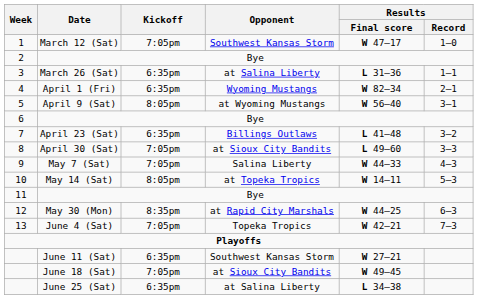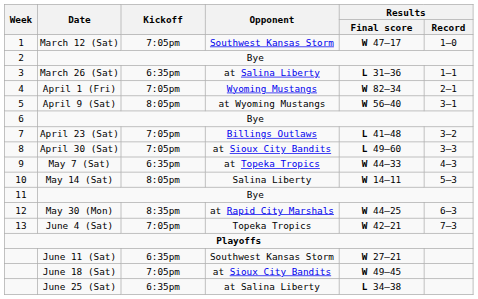(163, 88) 6:35pm -> (163, 88) 7:05pm
(163, 134) 6:35pm -> (163, 134) 7:05pm
(163, 165) 7:05pm -> (163, 165) 6:35pm
(272, 165) Salina Liberty -> (272, 165) at Topeka Tropics
(272, 180) at Topeka Tropics -> (272, 180) Salina Liberty
